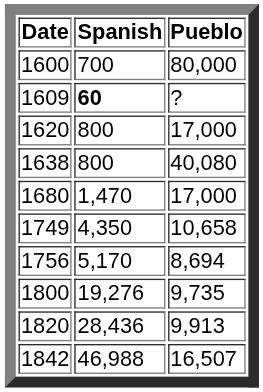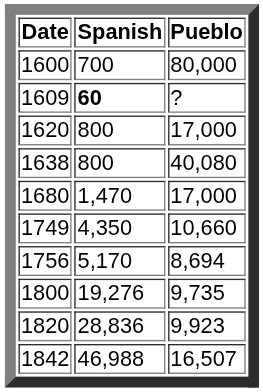(204, 228) 10,658 -> (204, 228) 10,660
(111, 326) 28,436 -> (111, 326) 28,836
(198, 326) 9,913 -> (198, 326) 9,923
